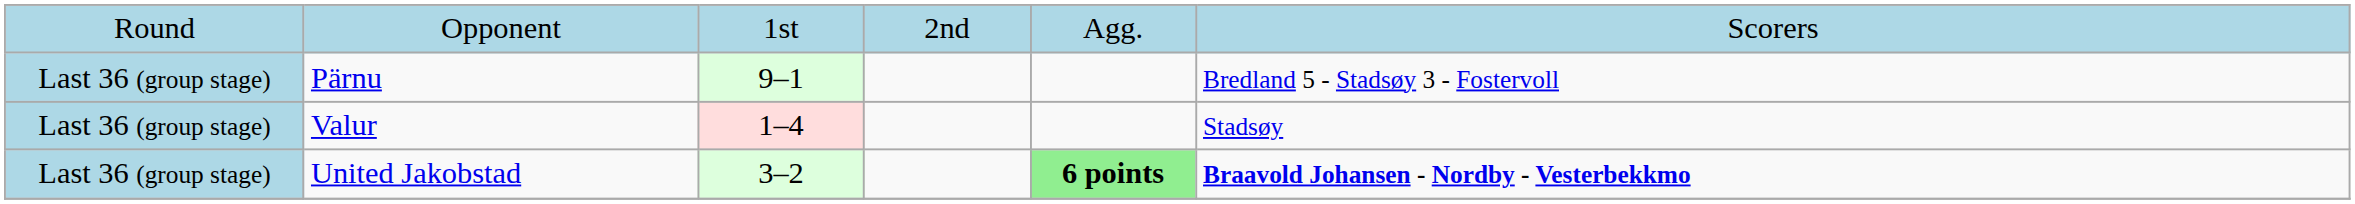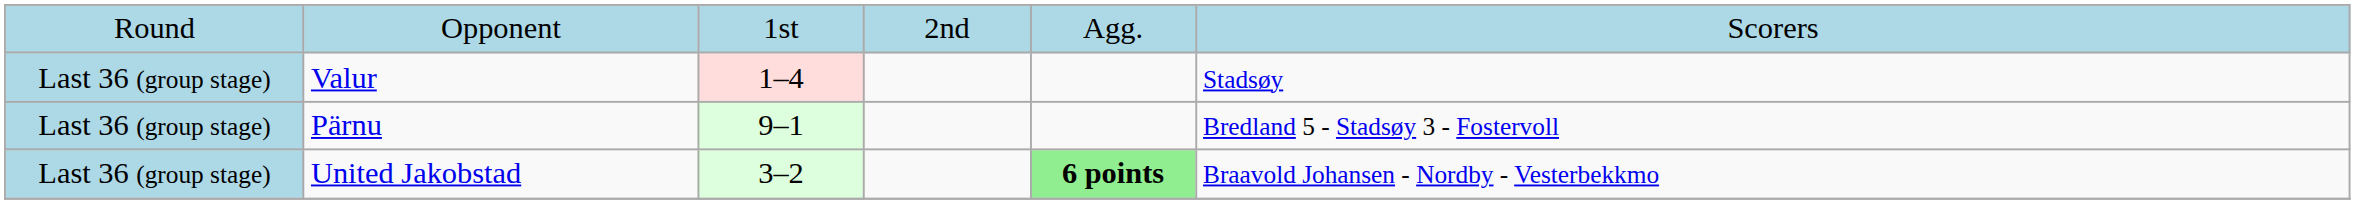rows swapped: (344, 125) <-> (346, 76)
(1447, 173) bold -> (1431, 175) normal
